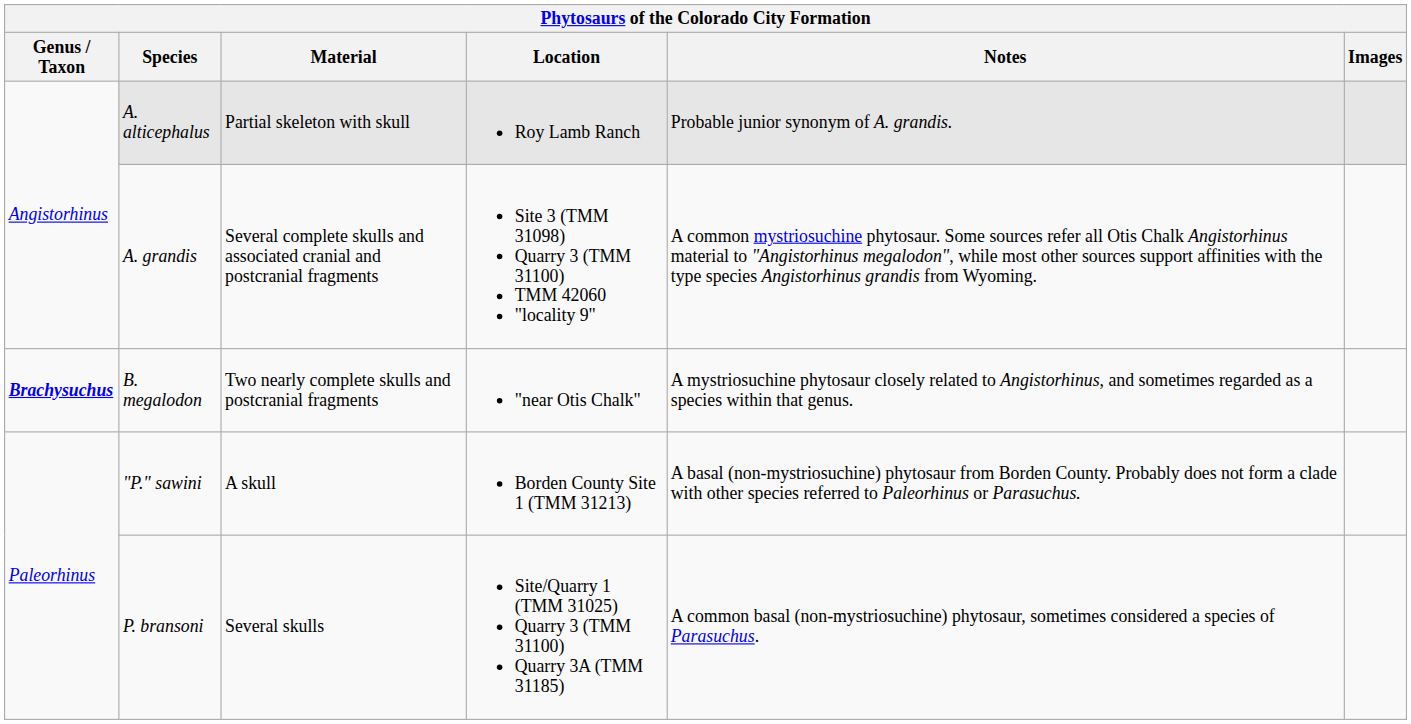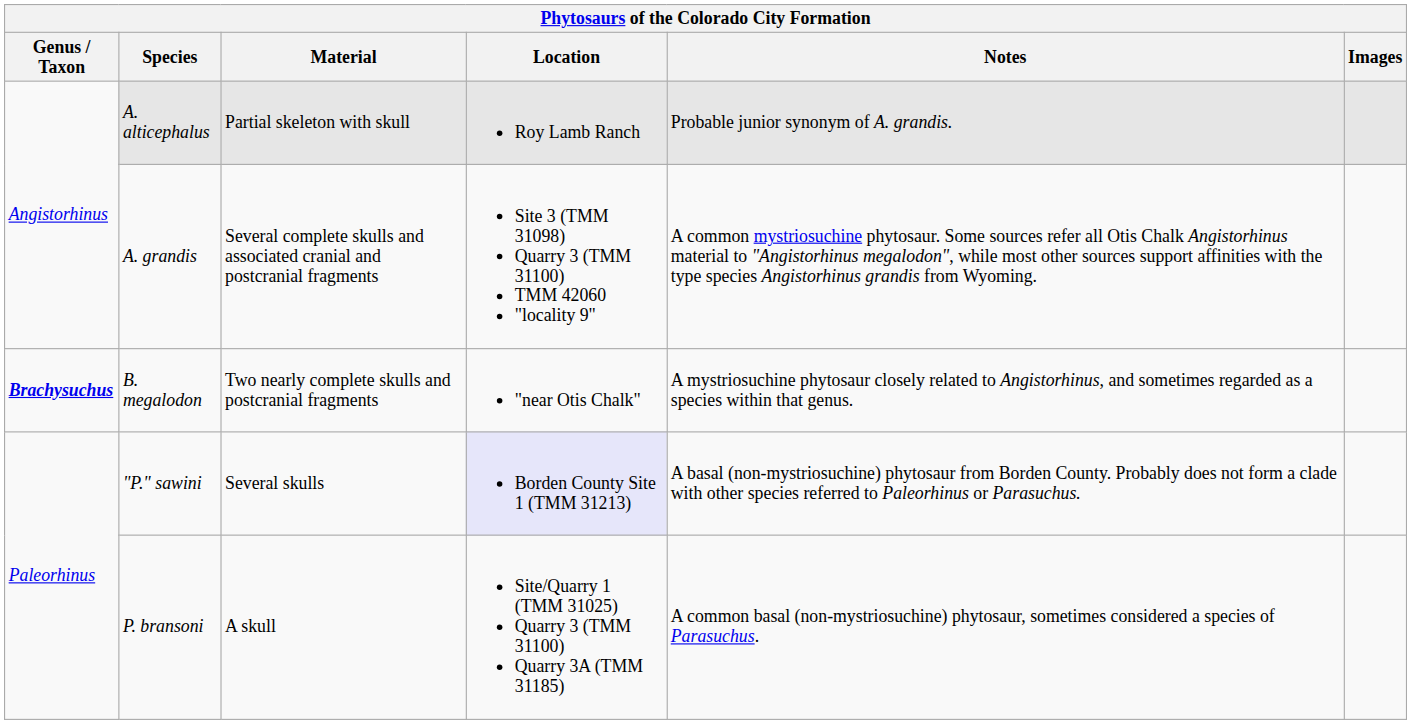(250, 483) A skull -> (275, 483) Several skulls
(566, 494) no background -> (566, 494) lavender background
(275, 627) Several skulls -> (250, 627) A skull
